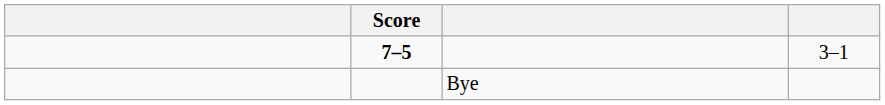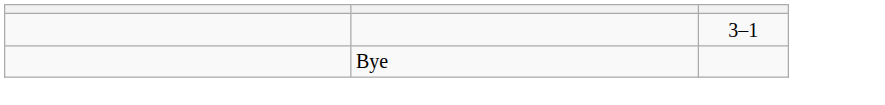- column: (397, 20)
